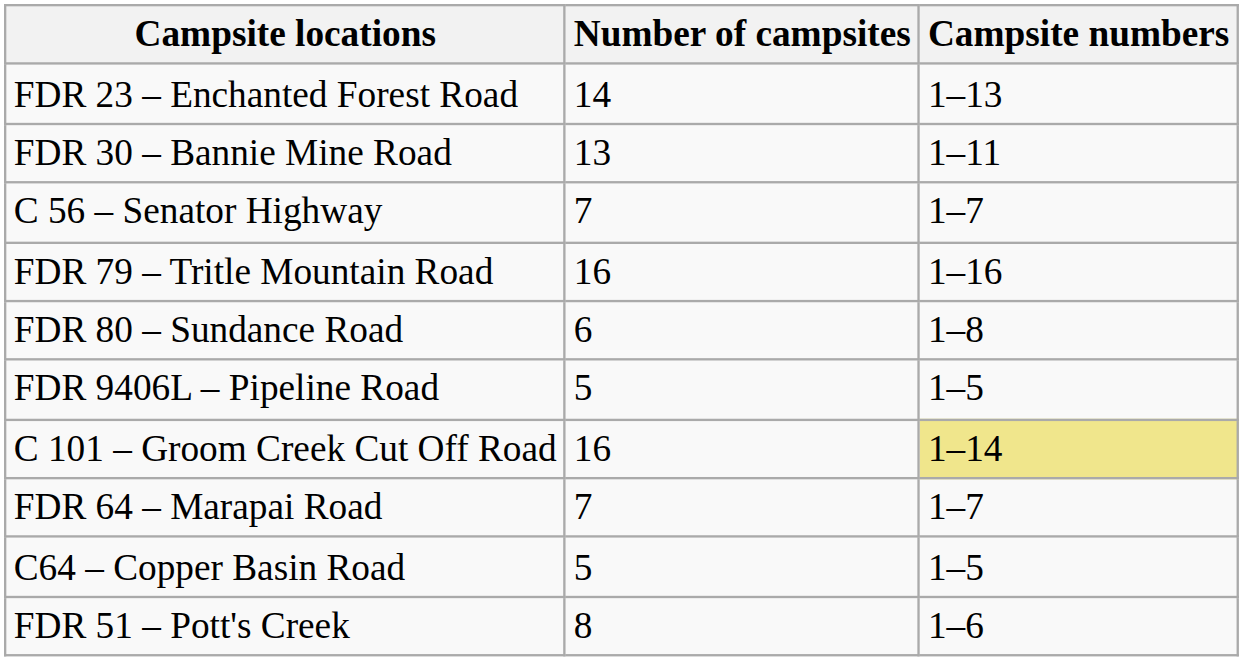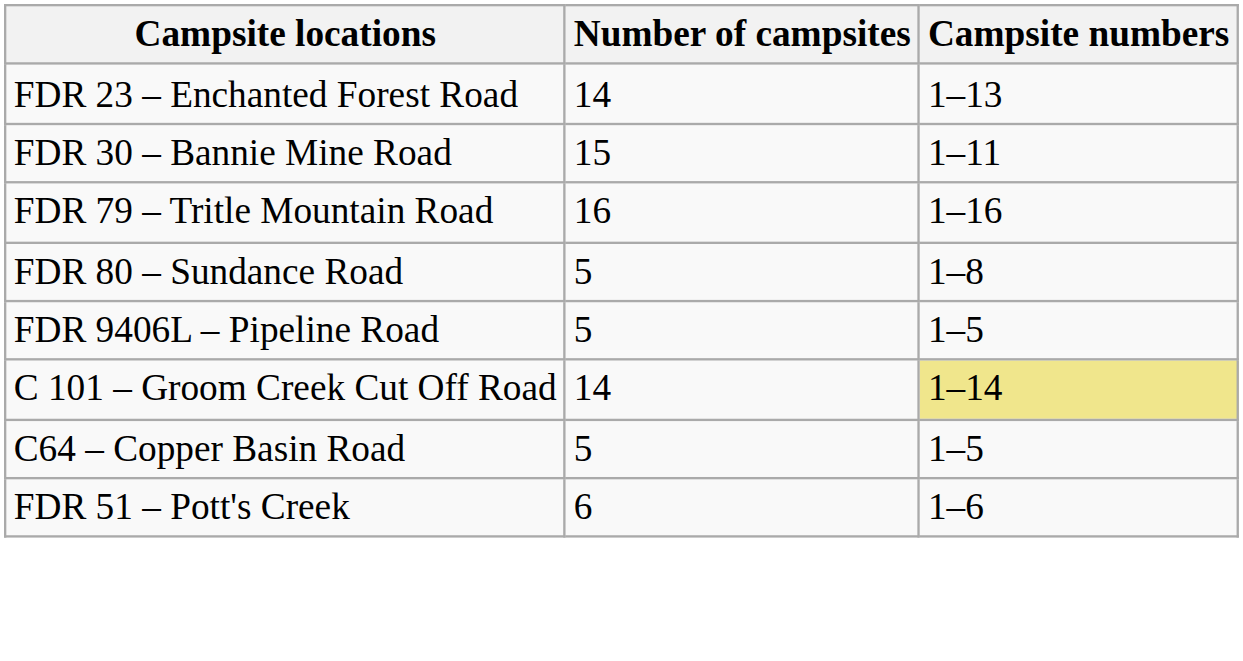(593, 152) 13 -> (593, 152) 15
- row: (198, 211)
(583, 329) 6 -> (583, 270) 5
(593, 447) 16 -> (593, 388) 14
- row: (198, 507)
(583, 625) 8 -> (583, 507) 6
